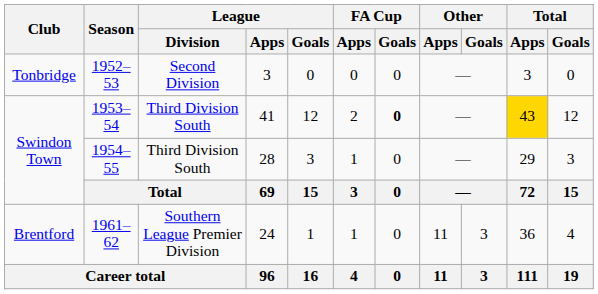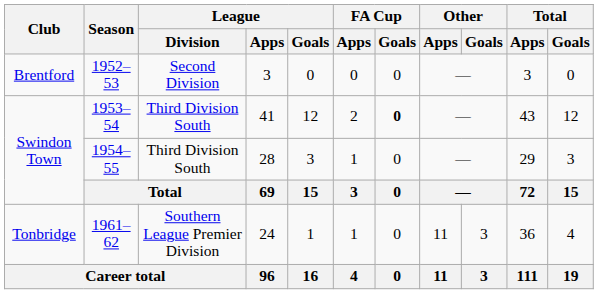(44, 74) Tonbridge -> (44, 74) Brentford
(527, 116) gold background -> (527, 116) no background
(44, 234) Brentford -> (44, 234) Tonbridge
